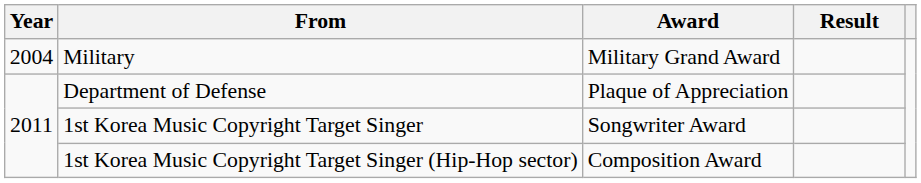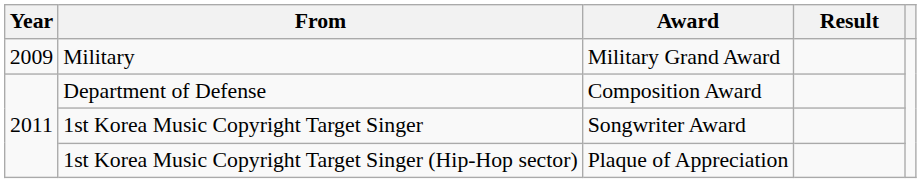(31, 56) 2004 -> (31, 56) 2009
(688, 90) Plaque of Appreciation -> (675, 90) Composition Award
(675, 159) Composition Award -> (688, 159) Plaque of Appreciation
